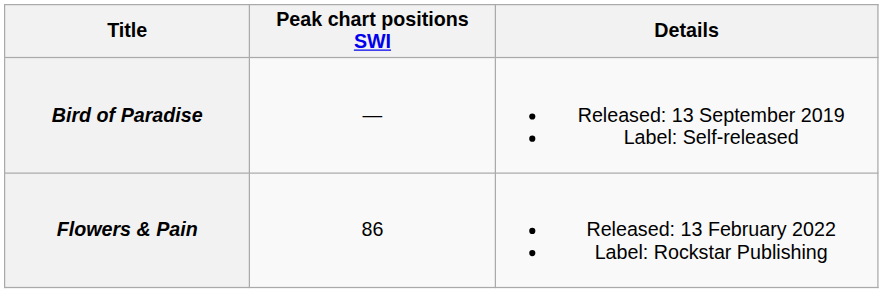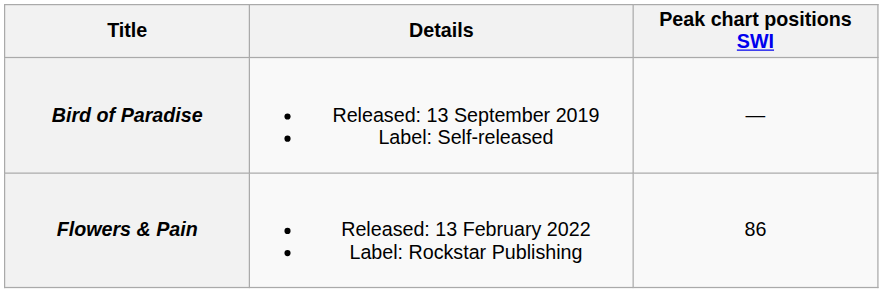columns swapped: (687, 31) <-> (372, 31)
